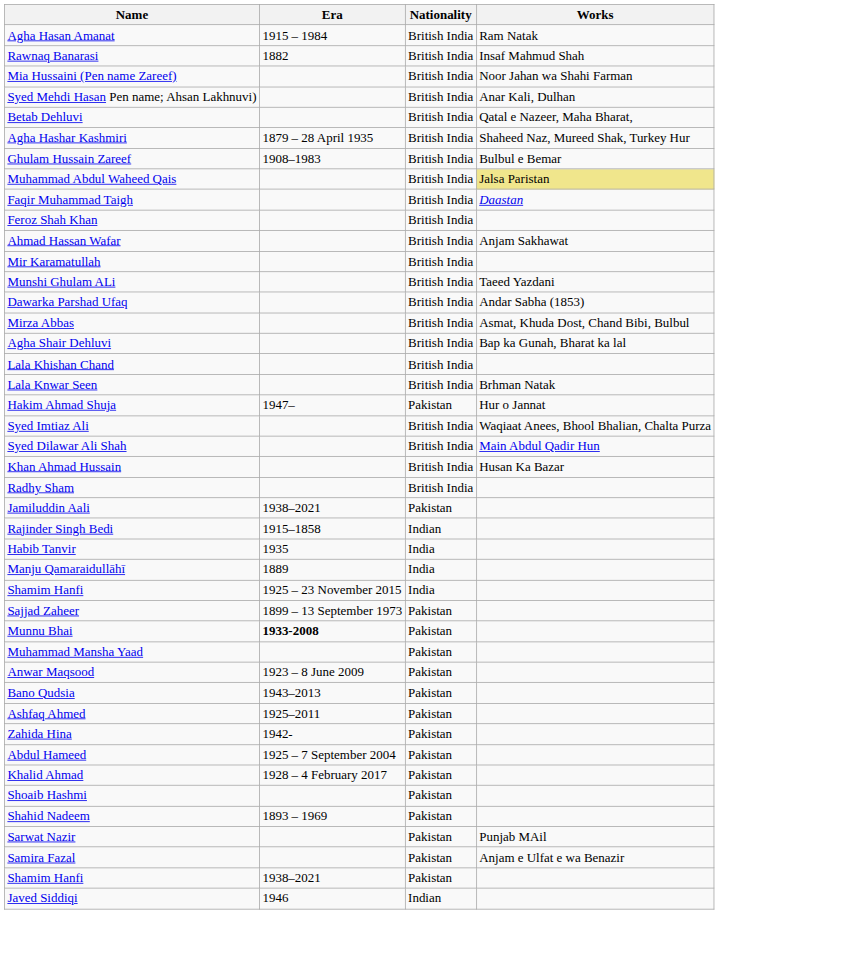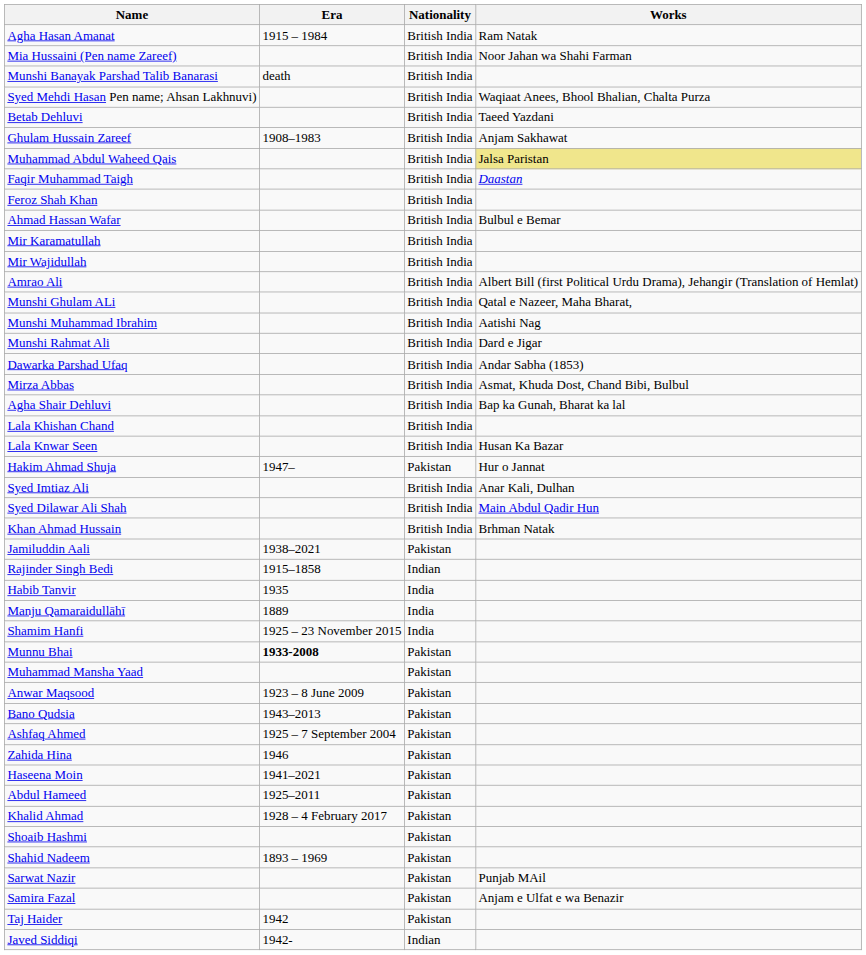- row: (53, 55)
+ row: (113, 76)
(527, 96) Anar Kali, Dulhan -> (594, 96) Waqiaat Anees, Bhool Bhalian, Chalta Purza
(556, 117) Qatal e Nazeer, Maha Bharat, -> (516, 117) Taeed Yazdani
- row: (67, 138)
(520, 158) Bulbul e Bemar -> (523, 138) Anjam Sakhawat
(524, 240) Anjam Sakhawat -> (520, 220) Bulbul e Bemar
+ row: (47, 261)
+ row: (35, 281)
(517, 281) Taeed Yazdani -> (555, 302) Qatal e Nazeer, Maha Bharat,
+ row: (82, 323)
+ row: (59, 343)
(517, 384) Brhman Natak -> (521, 446) Husan Ka Bazar
(595, 425) Waqiaat Anees, Bhool Bhalian, Chalta Purza -> (527, 487) Anar Kali, Dulhan
(522, 466) Husan Ka Bazar -> (516, 528) Brhman Natak
- row: (41, 487)
- row: (43, 610)
(291, 713) 1925–2011 -> (329, 734) 1925 – 7 September 2004
(278, 734) 1942- -> (275, 754) 1946
+ row: (45, 775)
(329, 754) 1925 – 7 September 2004 -> (291, 795) 1925–2011
+ row: (35, 919)
- row: (45, 878)
(275, 898) 1946 -> (278, 939) 1942-
